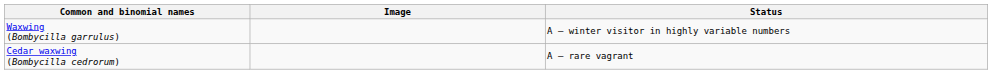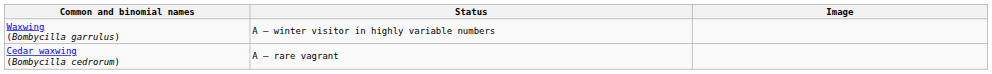columns swapped: (398, 12) <-> (766, 12)
